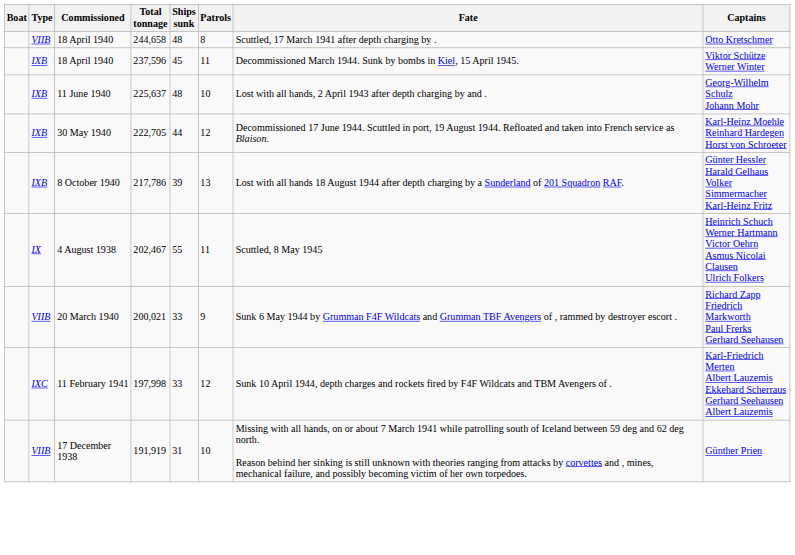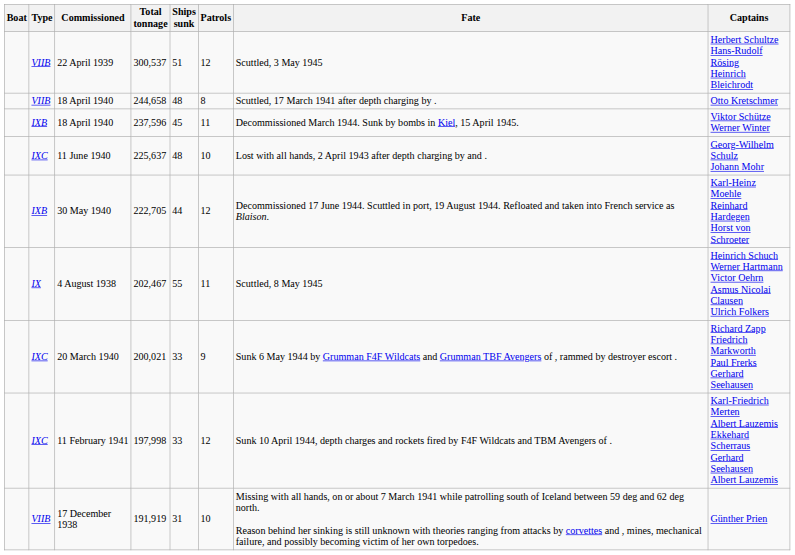+ row: (85, 62)
(39, 94) IXB -> (40, 155) IXC
- row: (89, 183)
(41, 317) VIIB -> (40, 356) IXC
